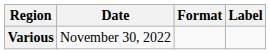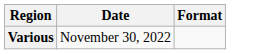- column: (246, 15)
